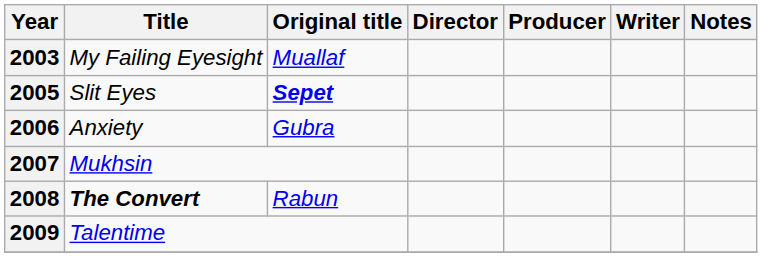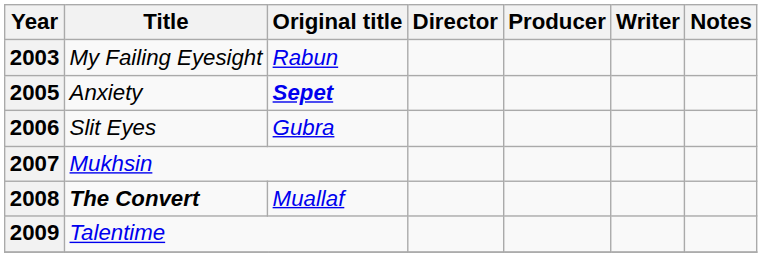(308, 57) Muallaf -> (305, 57) Rabun
(113, 92) Slit Eyes -> (106, 92) Anxiety
(106, 127) Anxiety -> (113, 127) Slit Eyes
(305, 198) Rabun -> (308, 198) Muallaf
